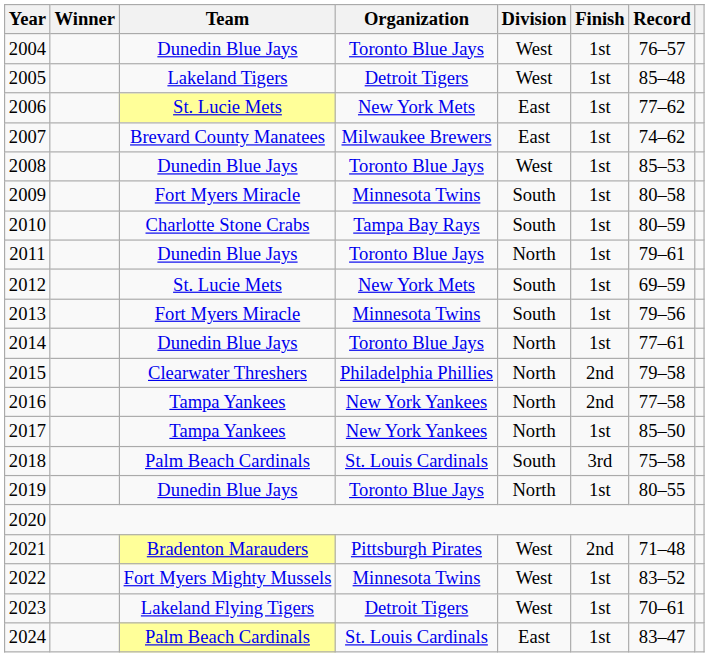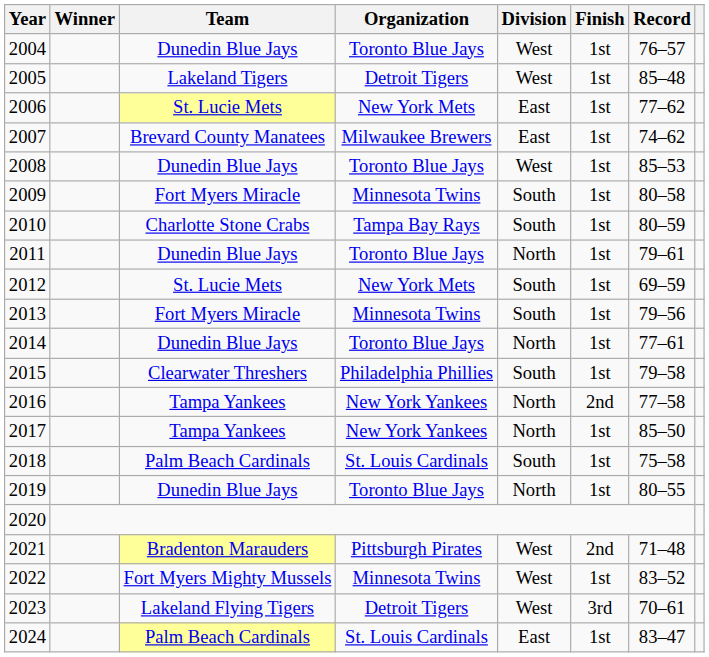(534, 372) North -> (534, 372) South
(600, 372) 2nd -> (600, 372) 1st
(600, 460) 3rd -> (600, 460) 1st
(600, 607) 1st -> (600, 607) 3rd
